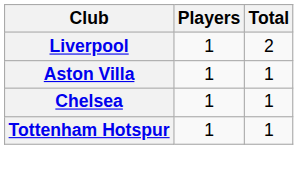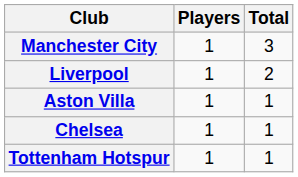+ row: (89, 46)
